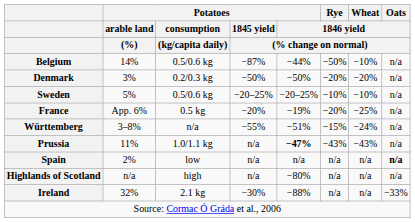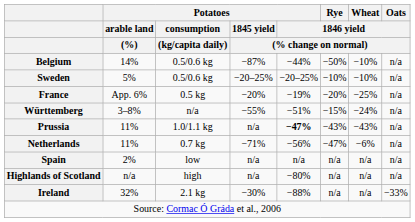- row: (54, 78)
+ row: (54, 144)
(396, 160) bold -> (396, 160) normal
